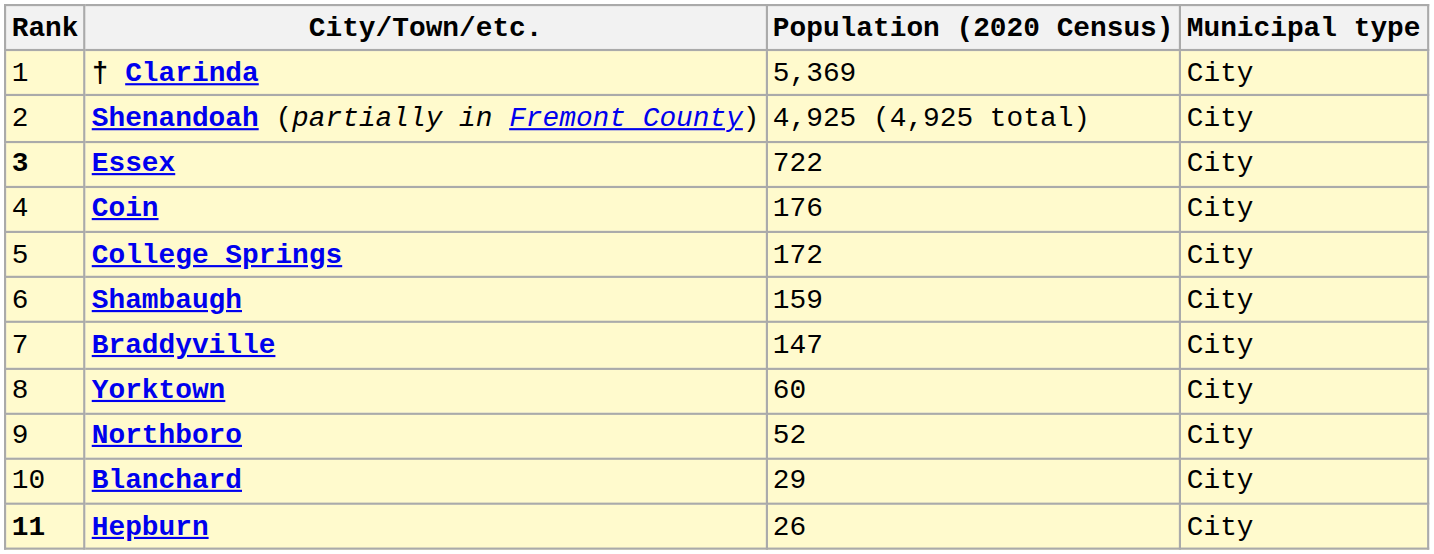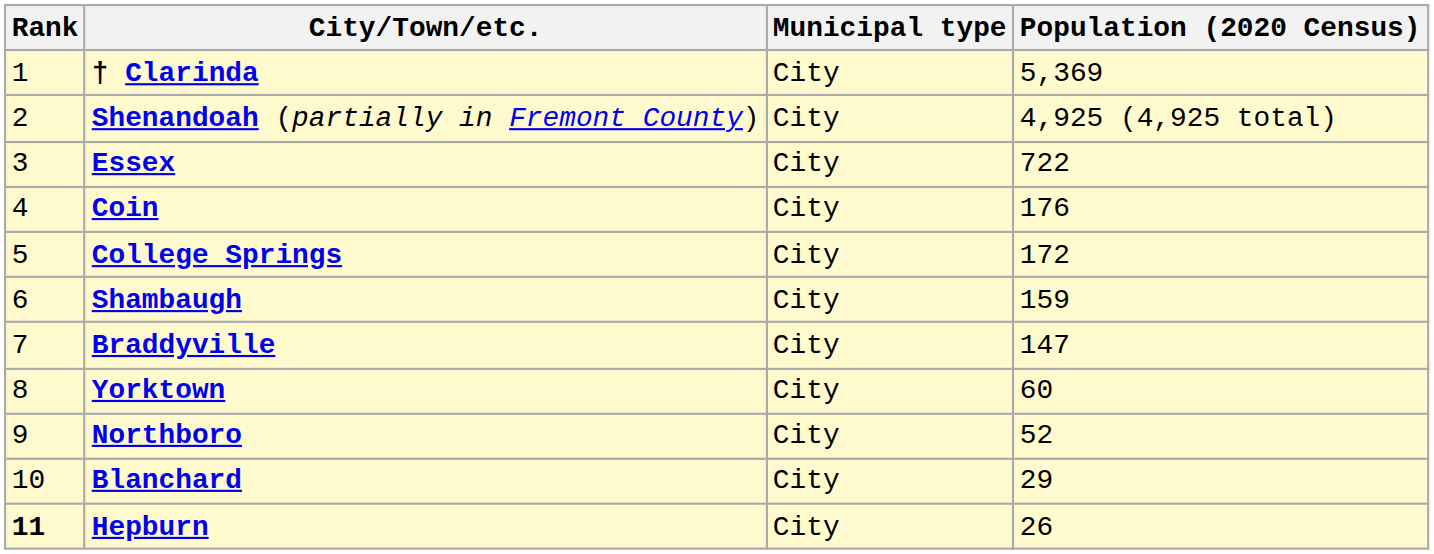columns swapped: (1304, 28) <-> (973, 28)
(20, 164) bold -> (20, 164) normal
